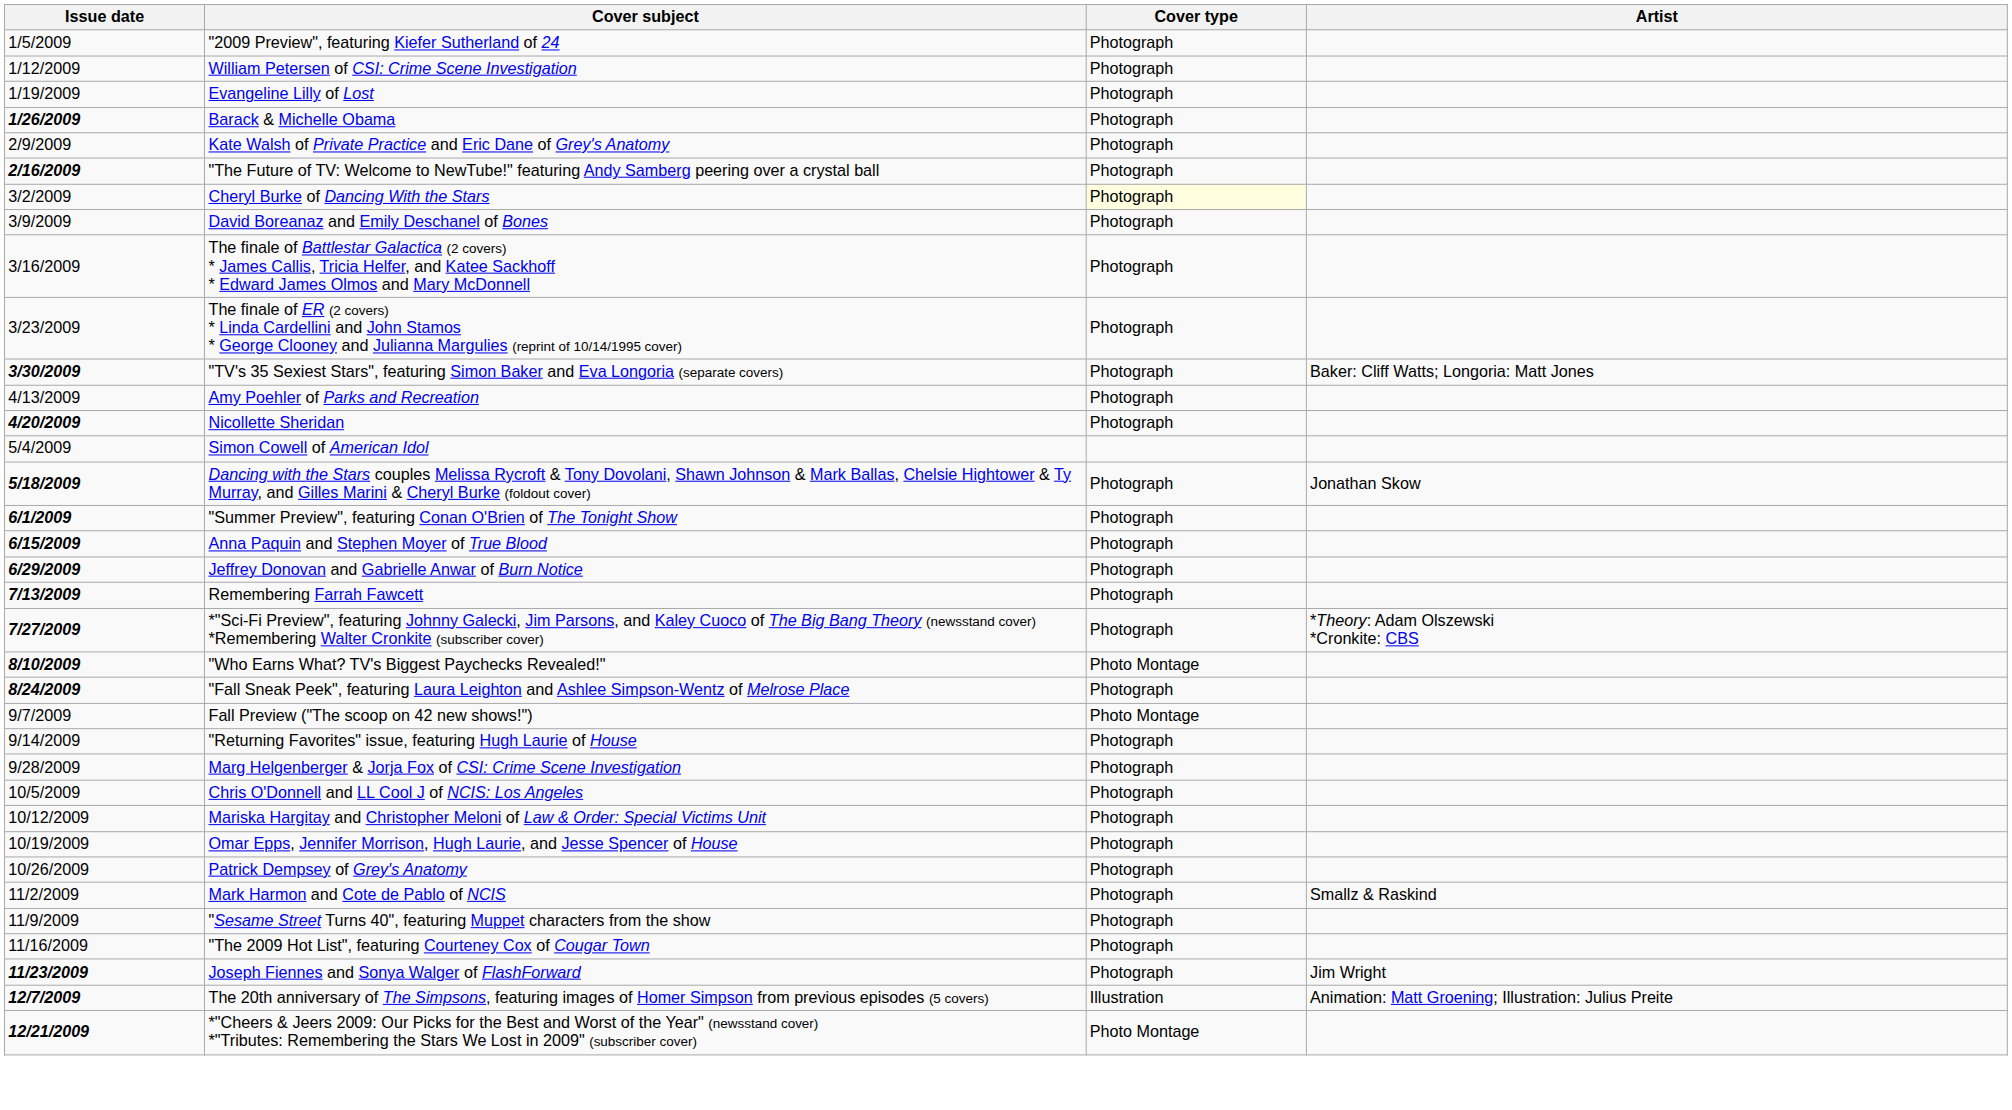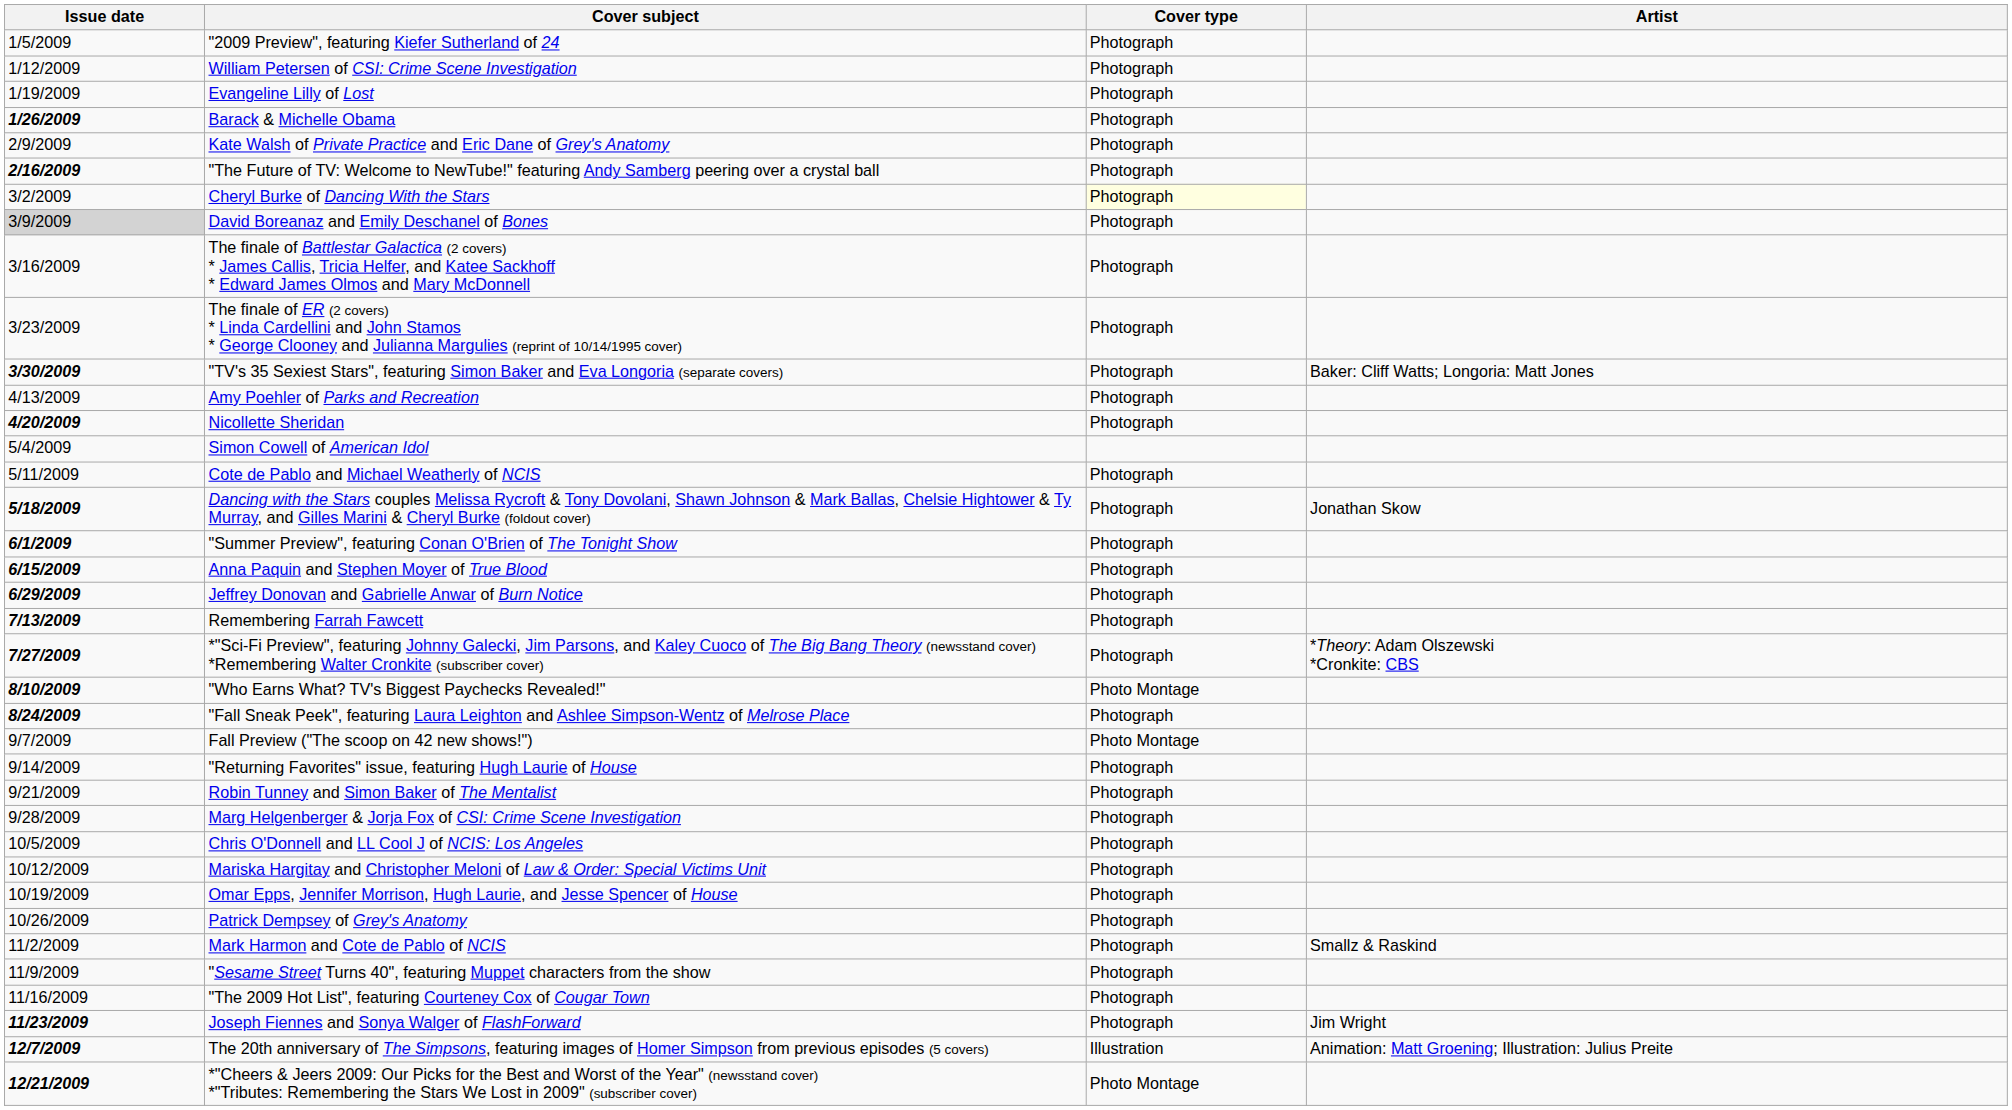(40, 222) no background -> (40, 222) lightgrey background
+ row: (375, 474)
+ row: (382, 792)
